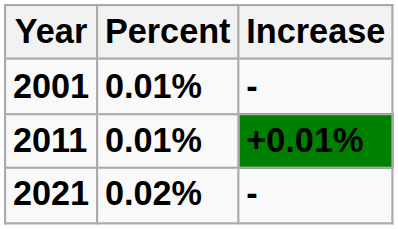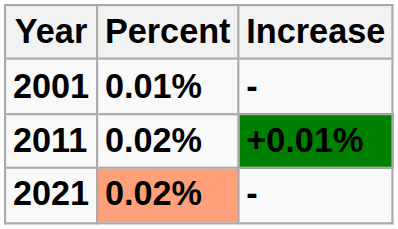(153, 140) 0.01% -> (153, 140) 0.02%
(153, 194) no background -> (153, 194) lightsalmon background
